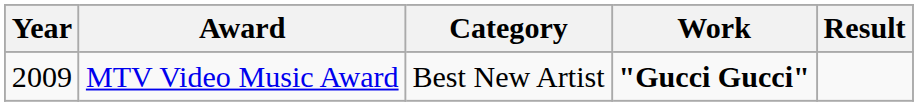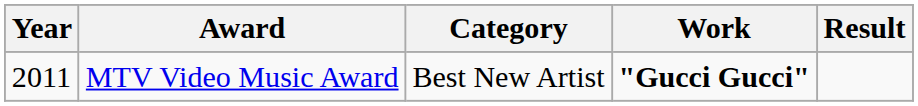(42, 76) 2009 -> (41, 76) 2011
